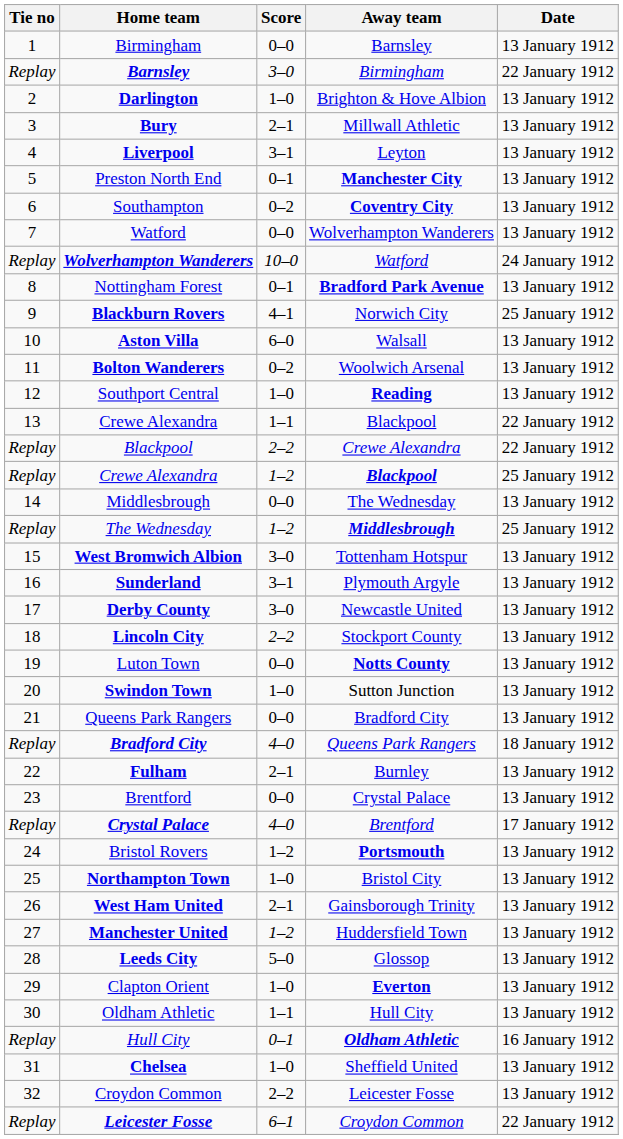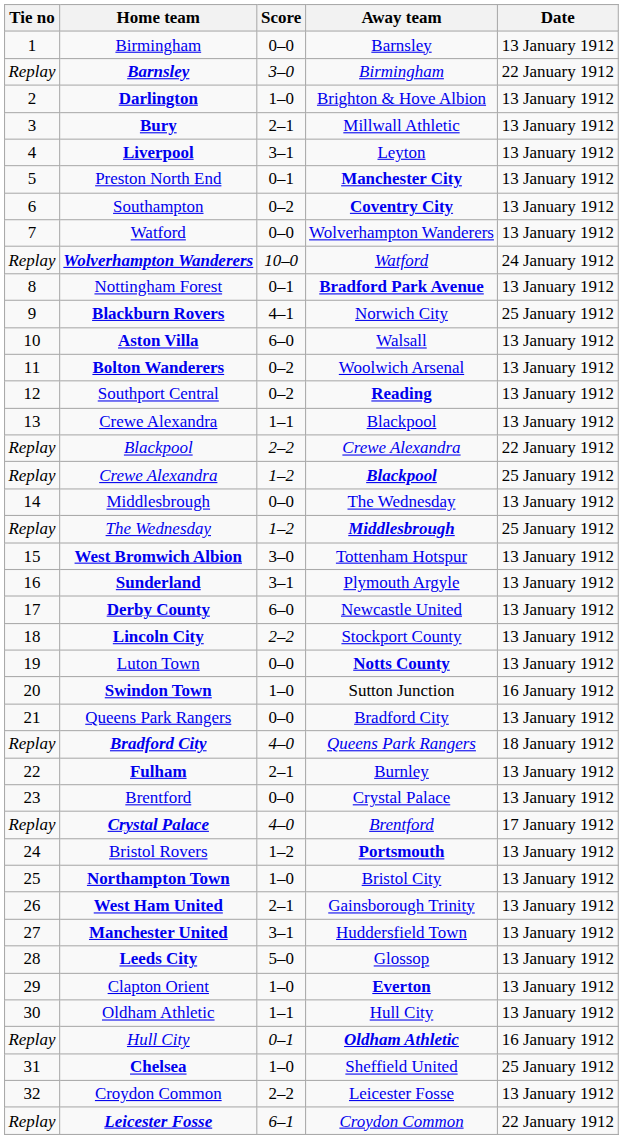(281, 394) 1–0 -> (281, 394) 0–2
(558, 421) 22 January 1912 -> (558, 421) 13 January 1912
(281, 609) 3–0 -> (281, 609) 6–0
(558, 690) 13 January 1912 -> (558, 690) 16 January 1912
(281, 932) 1–2 -> (281, 932) 3–1
(558, 1066) 13 January 1912 -> (558, 1066) 25 January 1912
